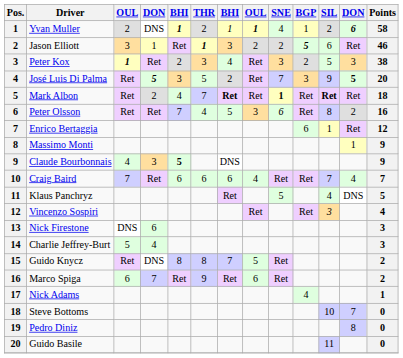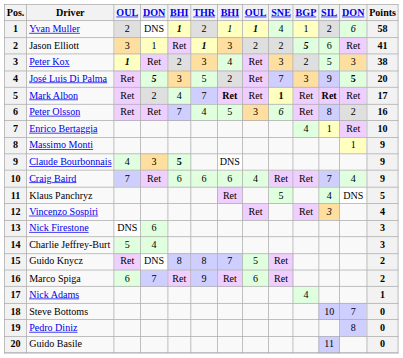(353, 28) bold -> (353, 28) normal
(383, 45) 46 -> (383, 45) 41
(383, 95) 18 -> (383, 95) 17
(306, 128) 6 -> (306, 128) 4
(383, 128) 12 -> (383, 128) 10
(383, 178) 7 -> (383, 178) 9
